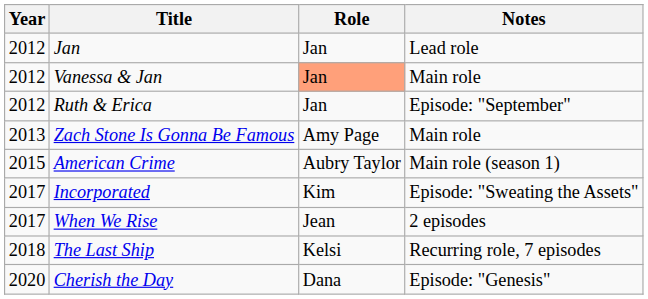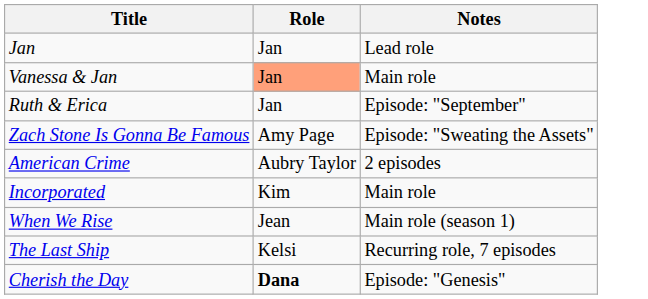- column: (27, 18)
(445, 134) Main role -> (479, 134) Episode: "Sweating the Assets"
(485, 163) Main role (season 1) -> (403, 163) 2 episodes
(524, 192) Episode: "Sweating the Assets" -> (400, 192) Main role
(448, 221) 2 episodes -> (440, 221) Main role (season 1)
(322, 279) normal -> (279, 279) bold
